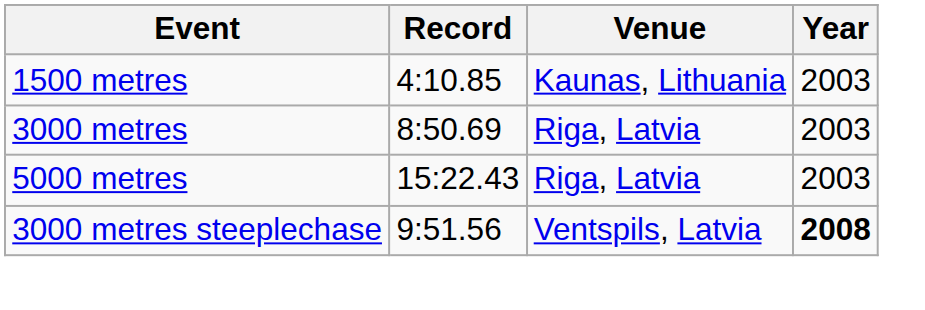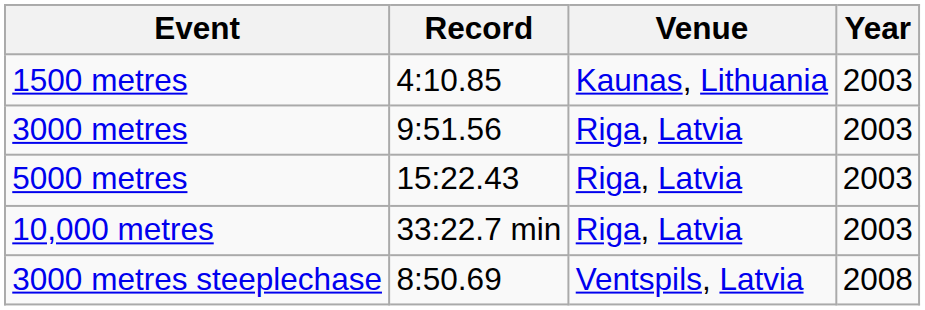(449, 129) 8:50.69 -> (449, 129) 9:51.56
+ row: (113, 229)
(449, 229) 9:51.56 -> (449, 279) 8:50.69
(836, 229) bold -> (878, 279) normal
